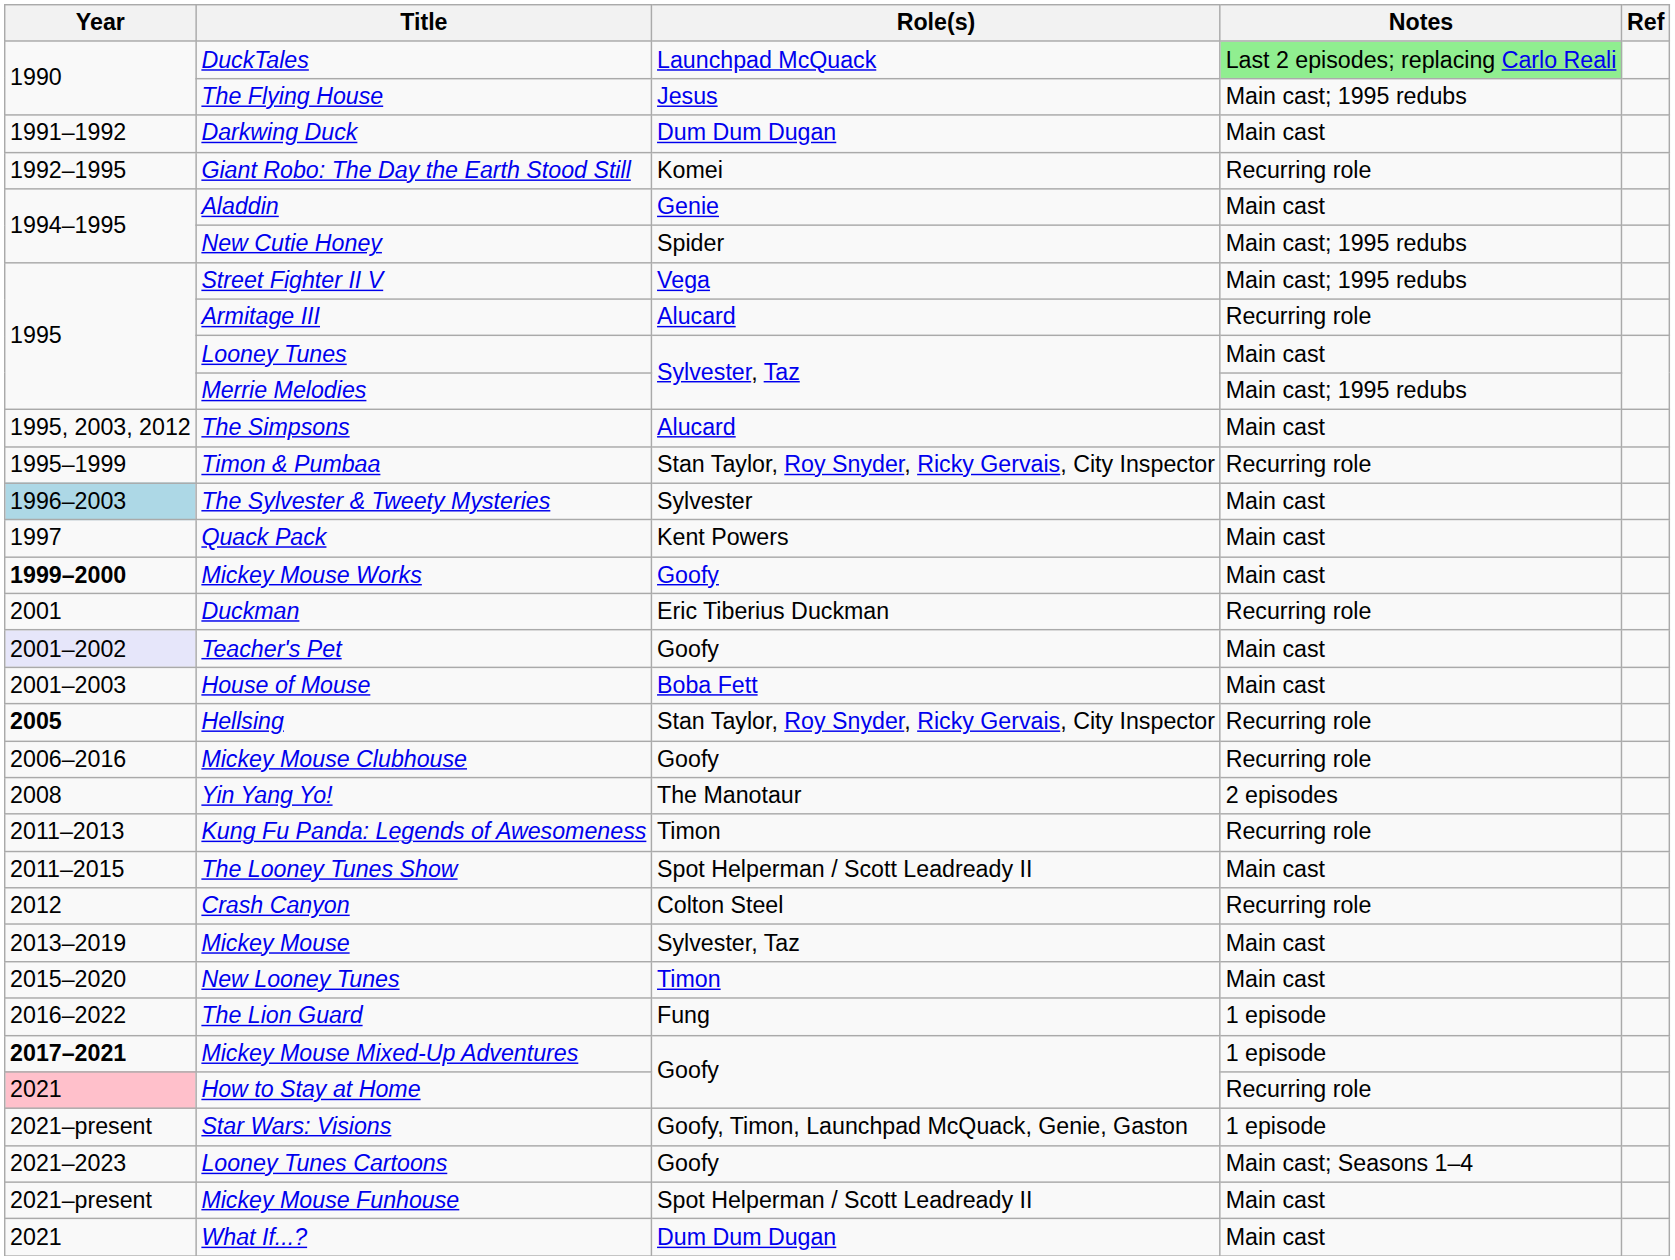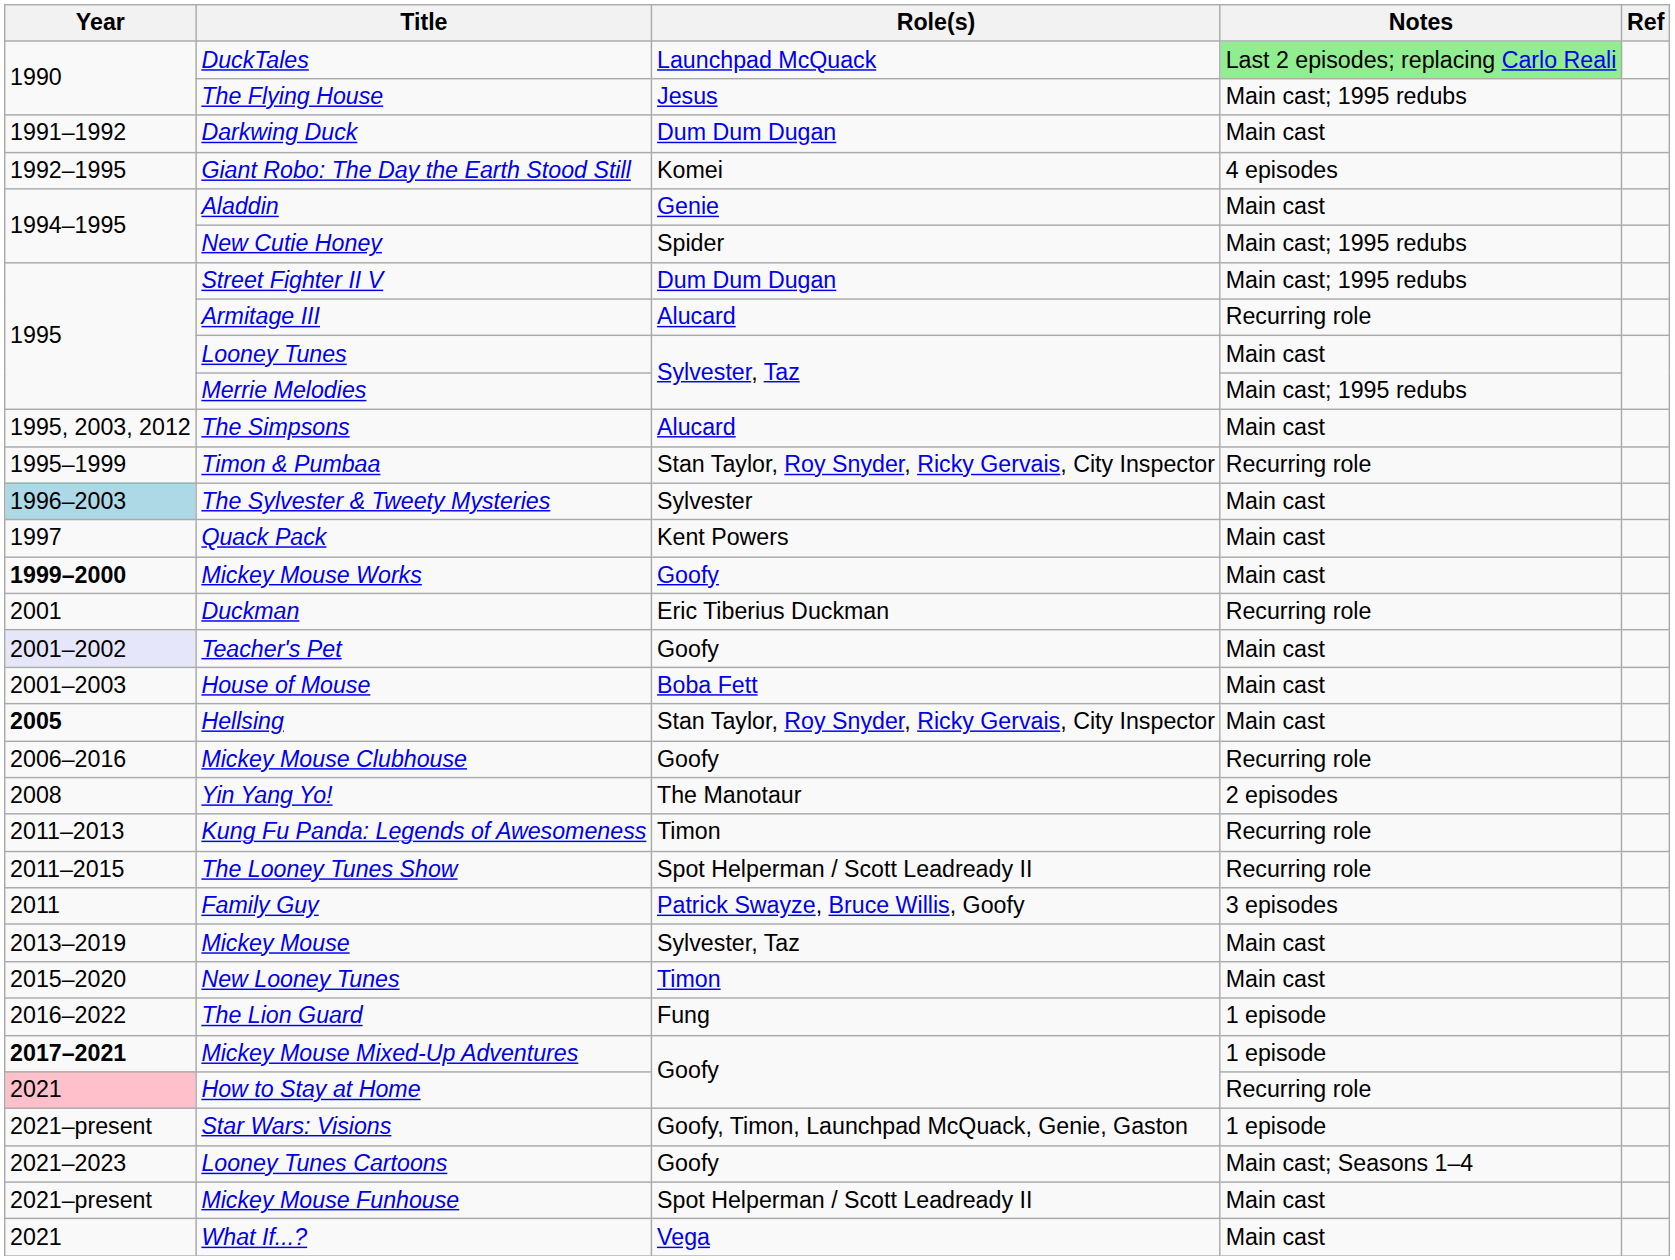(1298, 170) Recurring role -> (1282, 170) 4 episodes
(683, 280) Vega -> (747, 280) Dum Dum Dugan
(1298, 721) Recurring role -> (1275, 721) Main cast
(1275, 869) Main cast -> (1298, 869) Recurring role
+ row: (260, 905)
- row: (276, 905)
(747, 1237) Dum Dum Dugan -> (683, 1237) Vega
